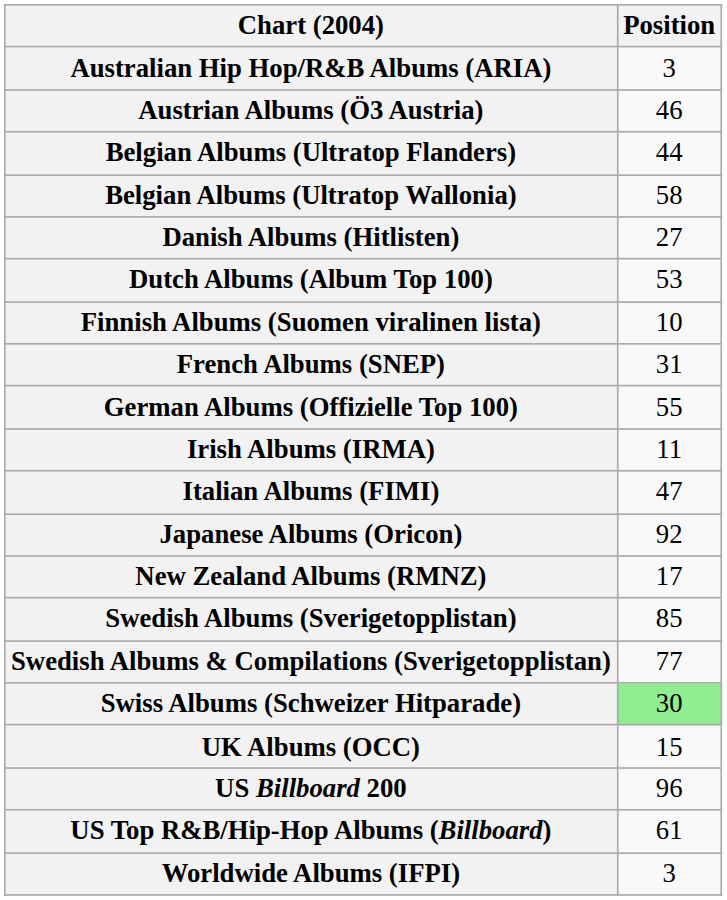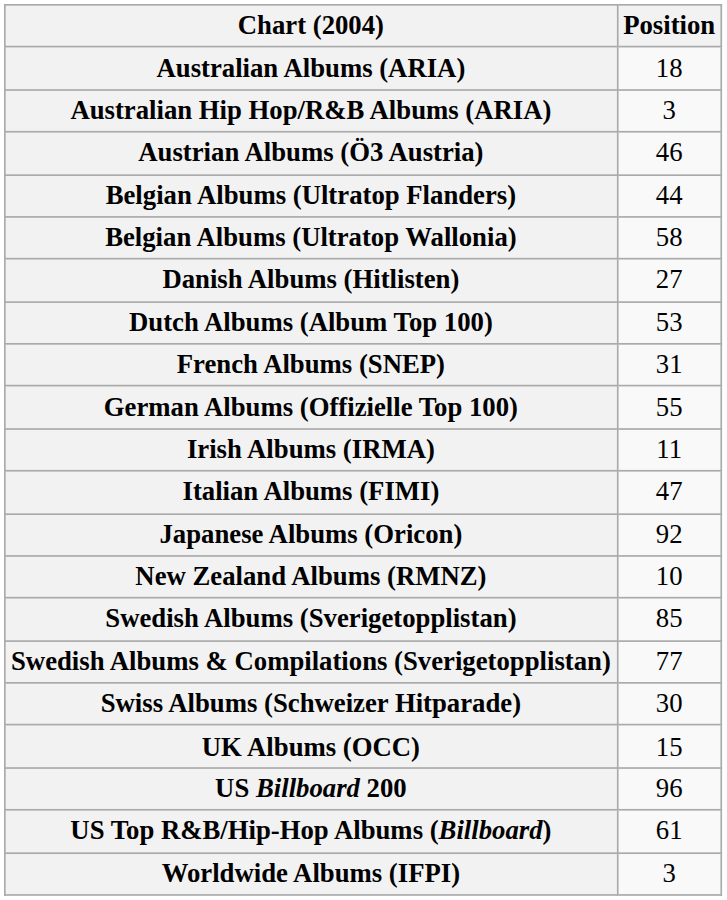+ row: (311, 68)
- row: (311, 322)
(669, 576) 17 -> (669, 576) 10
(669, 703) lightgreen background -> (669, 703) no background
